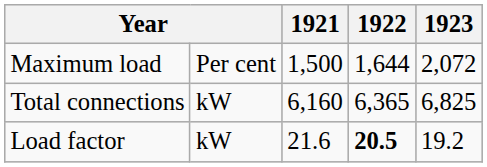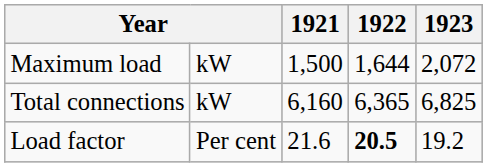(236, 63) Per cent -> (214, 63) kW
(214, 141) kW -> (236, 141) Per cent
